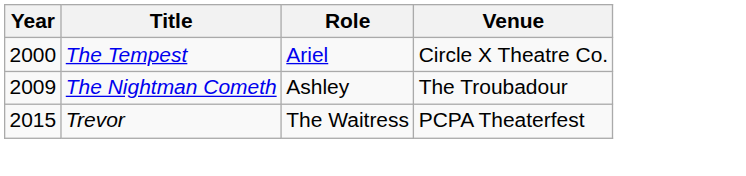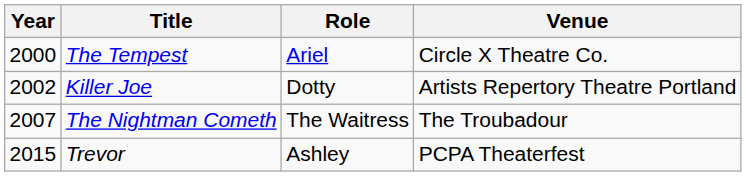+ row: (109, 87)
(33, 87) 2009 -> (33, 120) 2007
(318, 87) Ashley -> (348, 120) The Waitress
(348, 120) The Waitress -> (318, 154) Ashley
